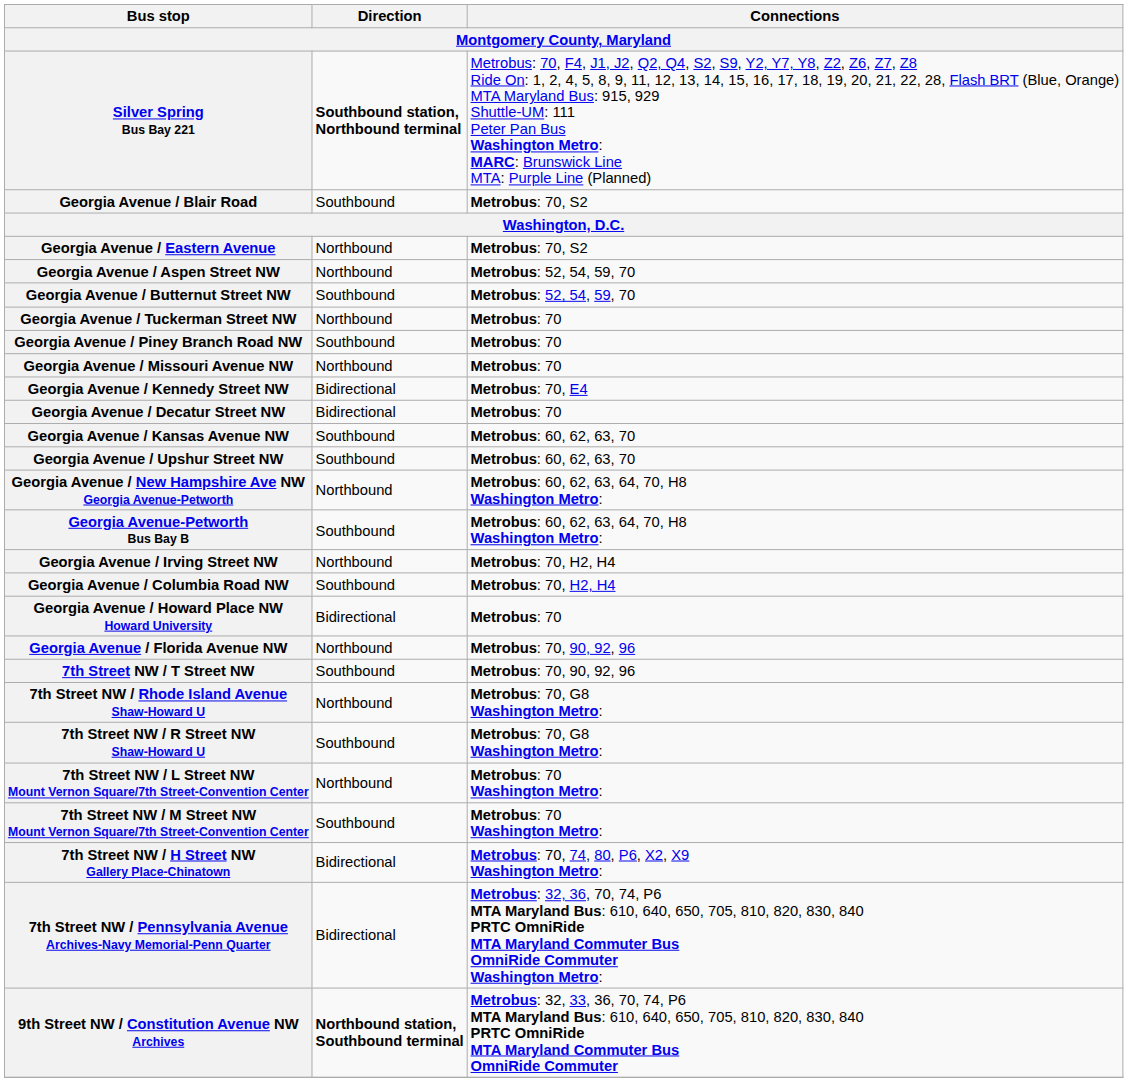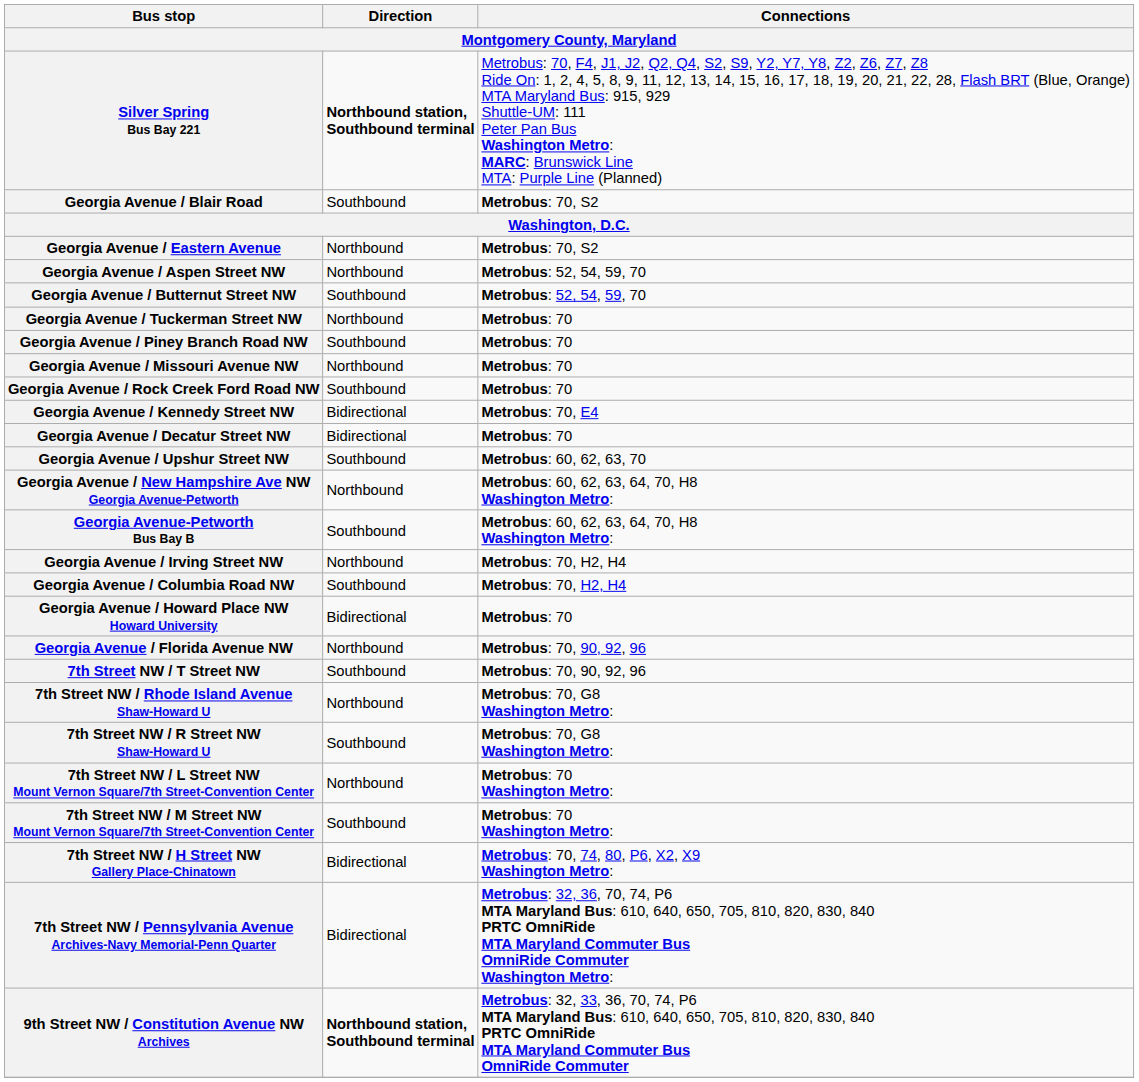(388, 121) Southbound station, Northbound terminal -> (400, 121) Northbound station, Southbound terminal
+ row: (164, 389)
- row: (158, 435)
